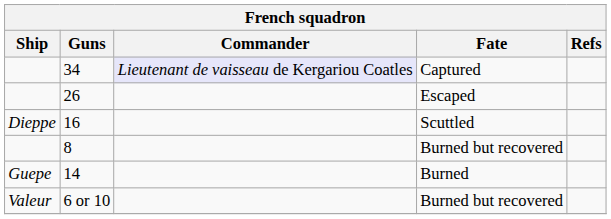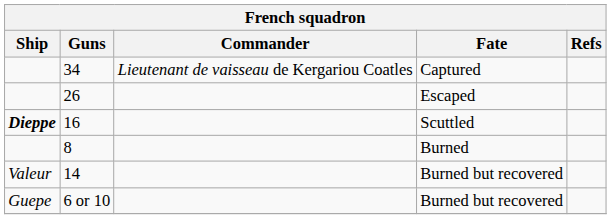(265, 69) lavender background -> (265, 69) no background
(32, 122) normal -> (32, 122) bold
(492, 148) Burned but recovered -> (445, 148) Burned
(30, 174) Guepe -> (30, 174) Valeur
(445, 174) Burned -> (492, 174) Burned but recovered
(30, 200) Valeur -> (30, 200) Guepe
